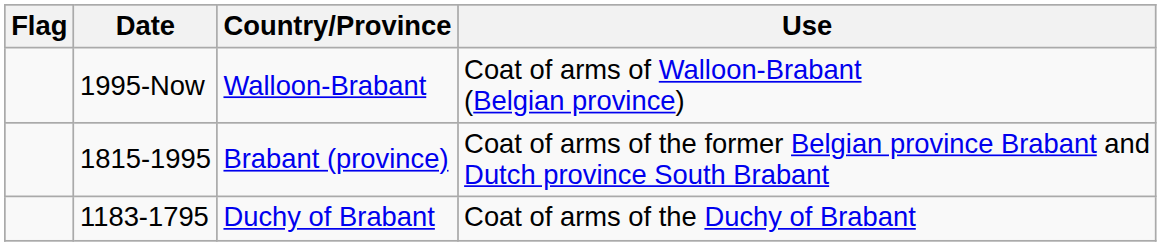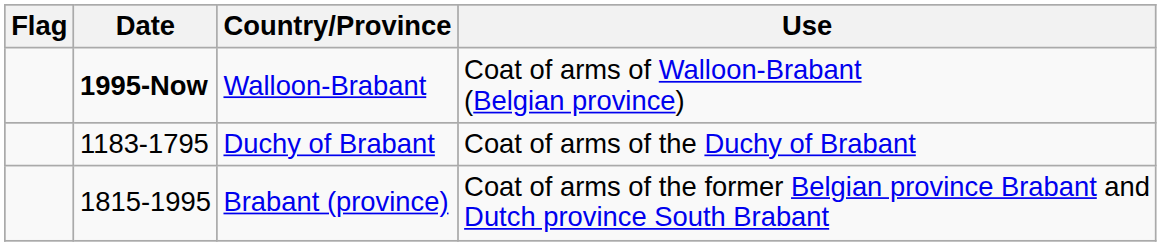(142, 84) normal -> (144, 84) bold
rows swapped: (336, 159) <-> (329, 217)
